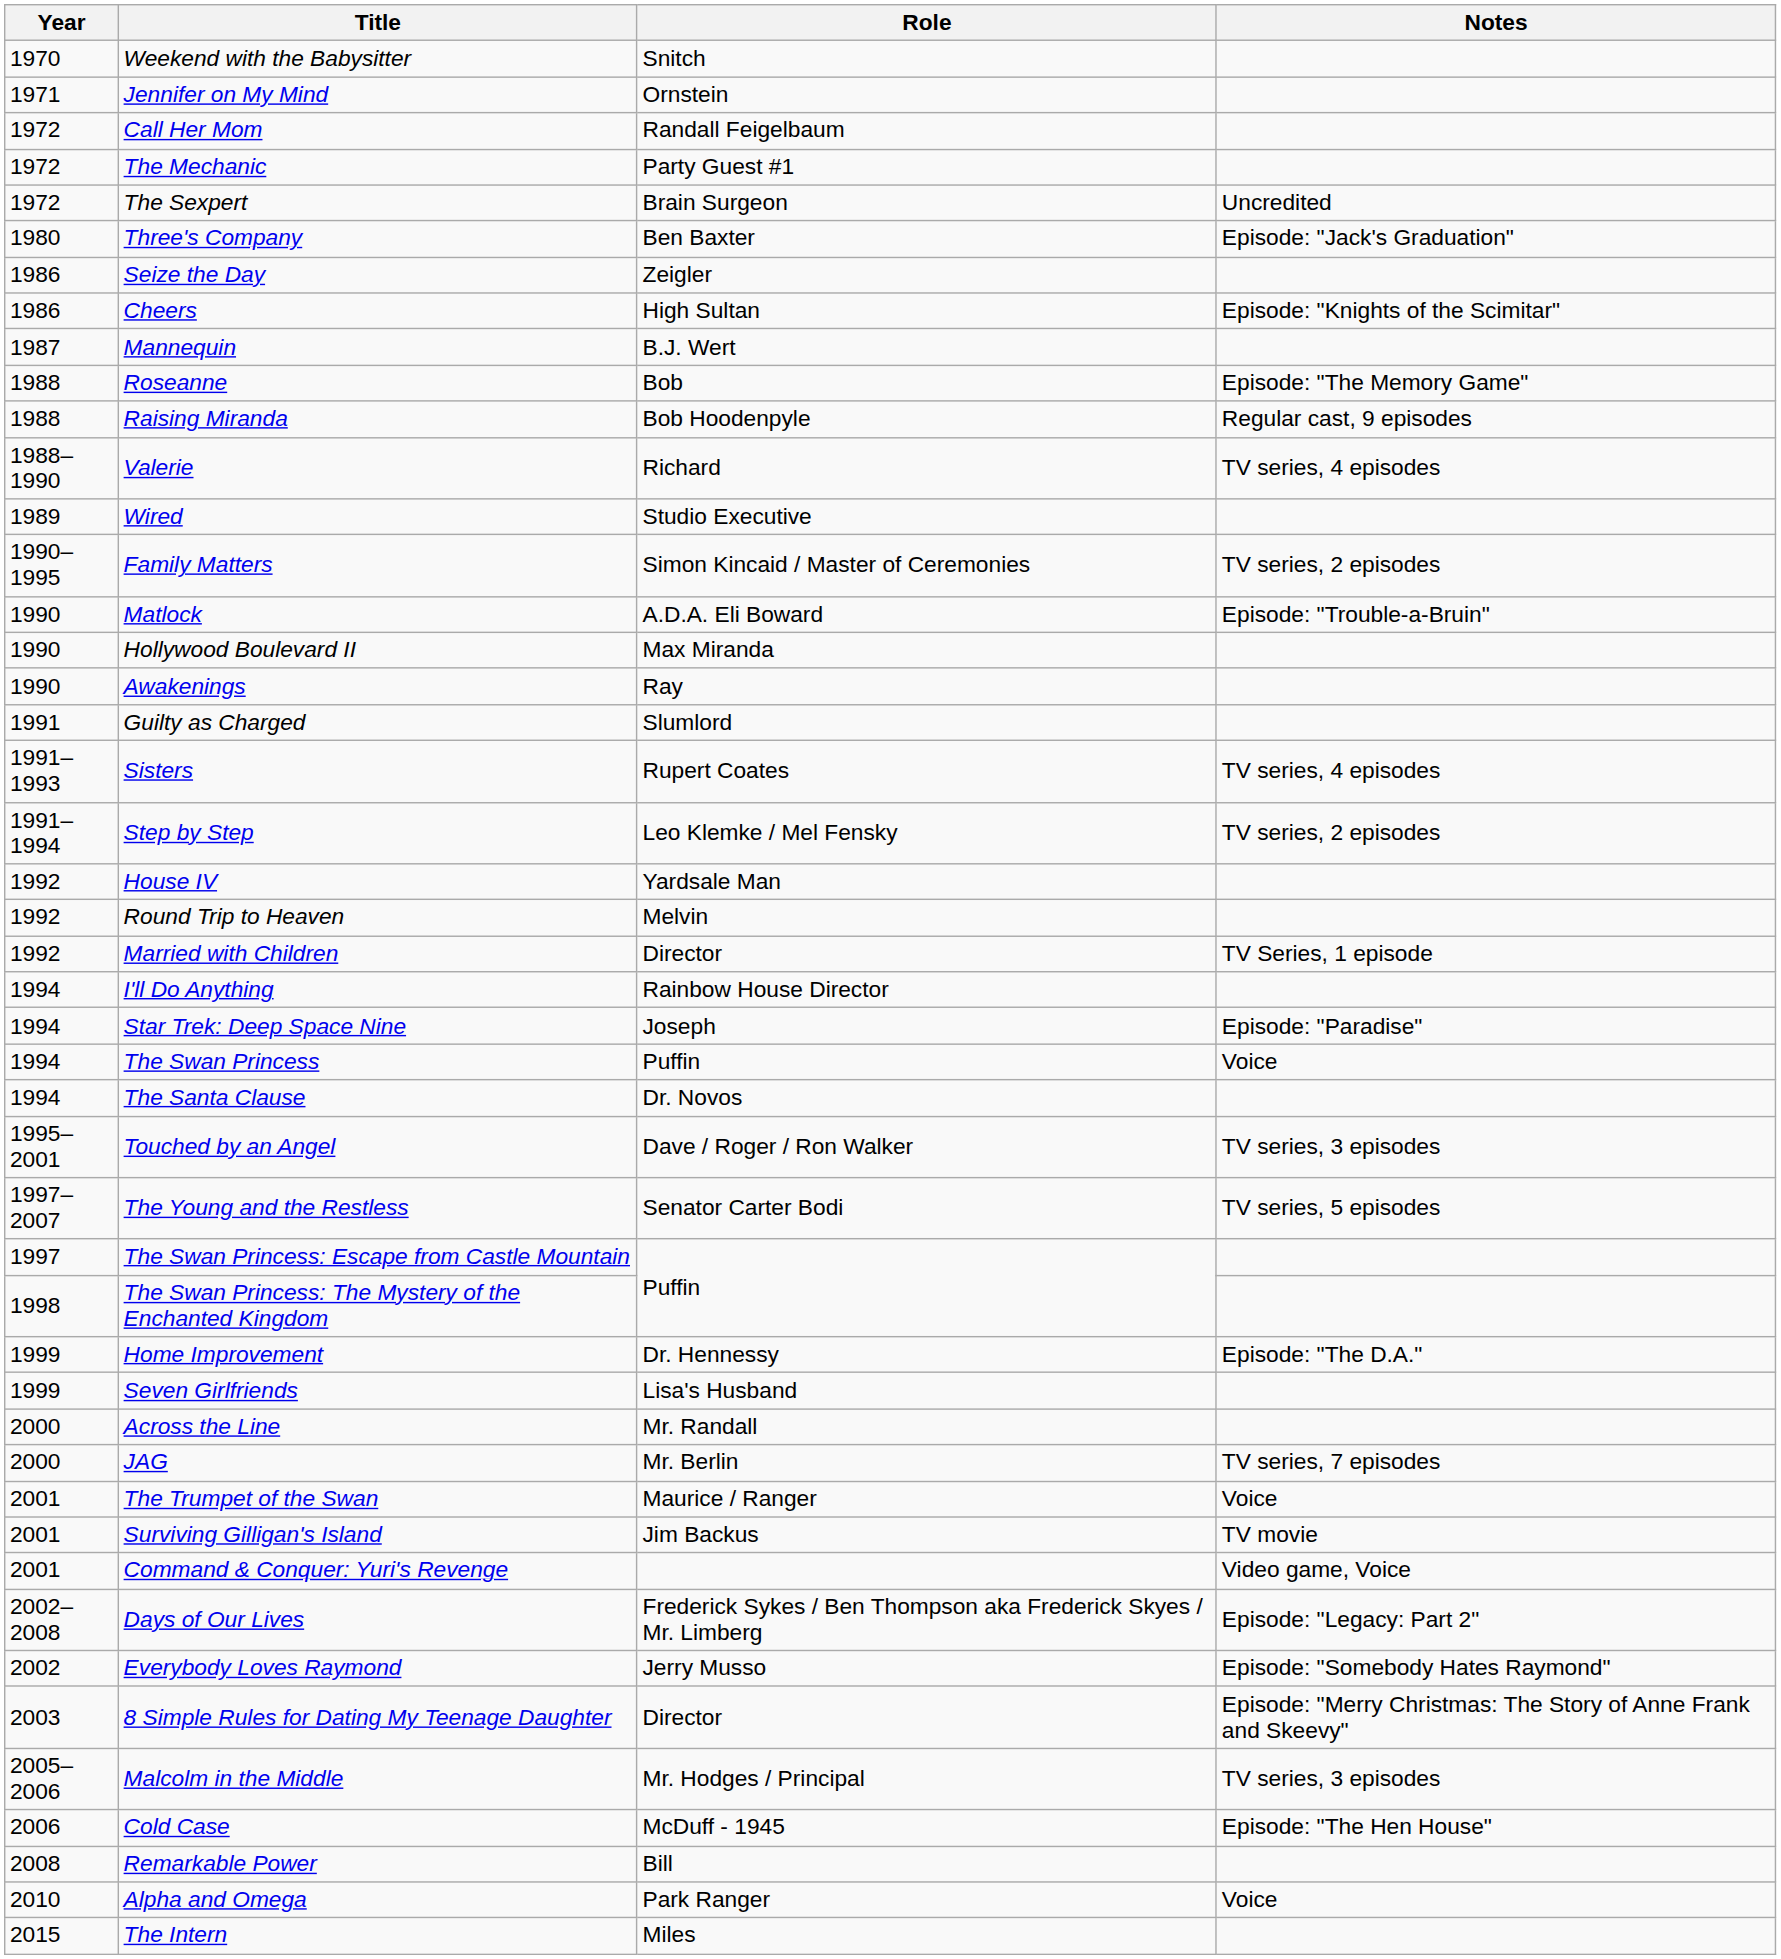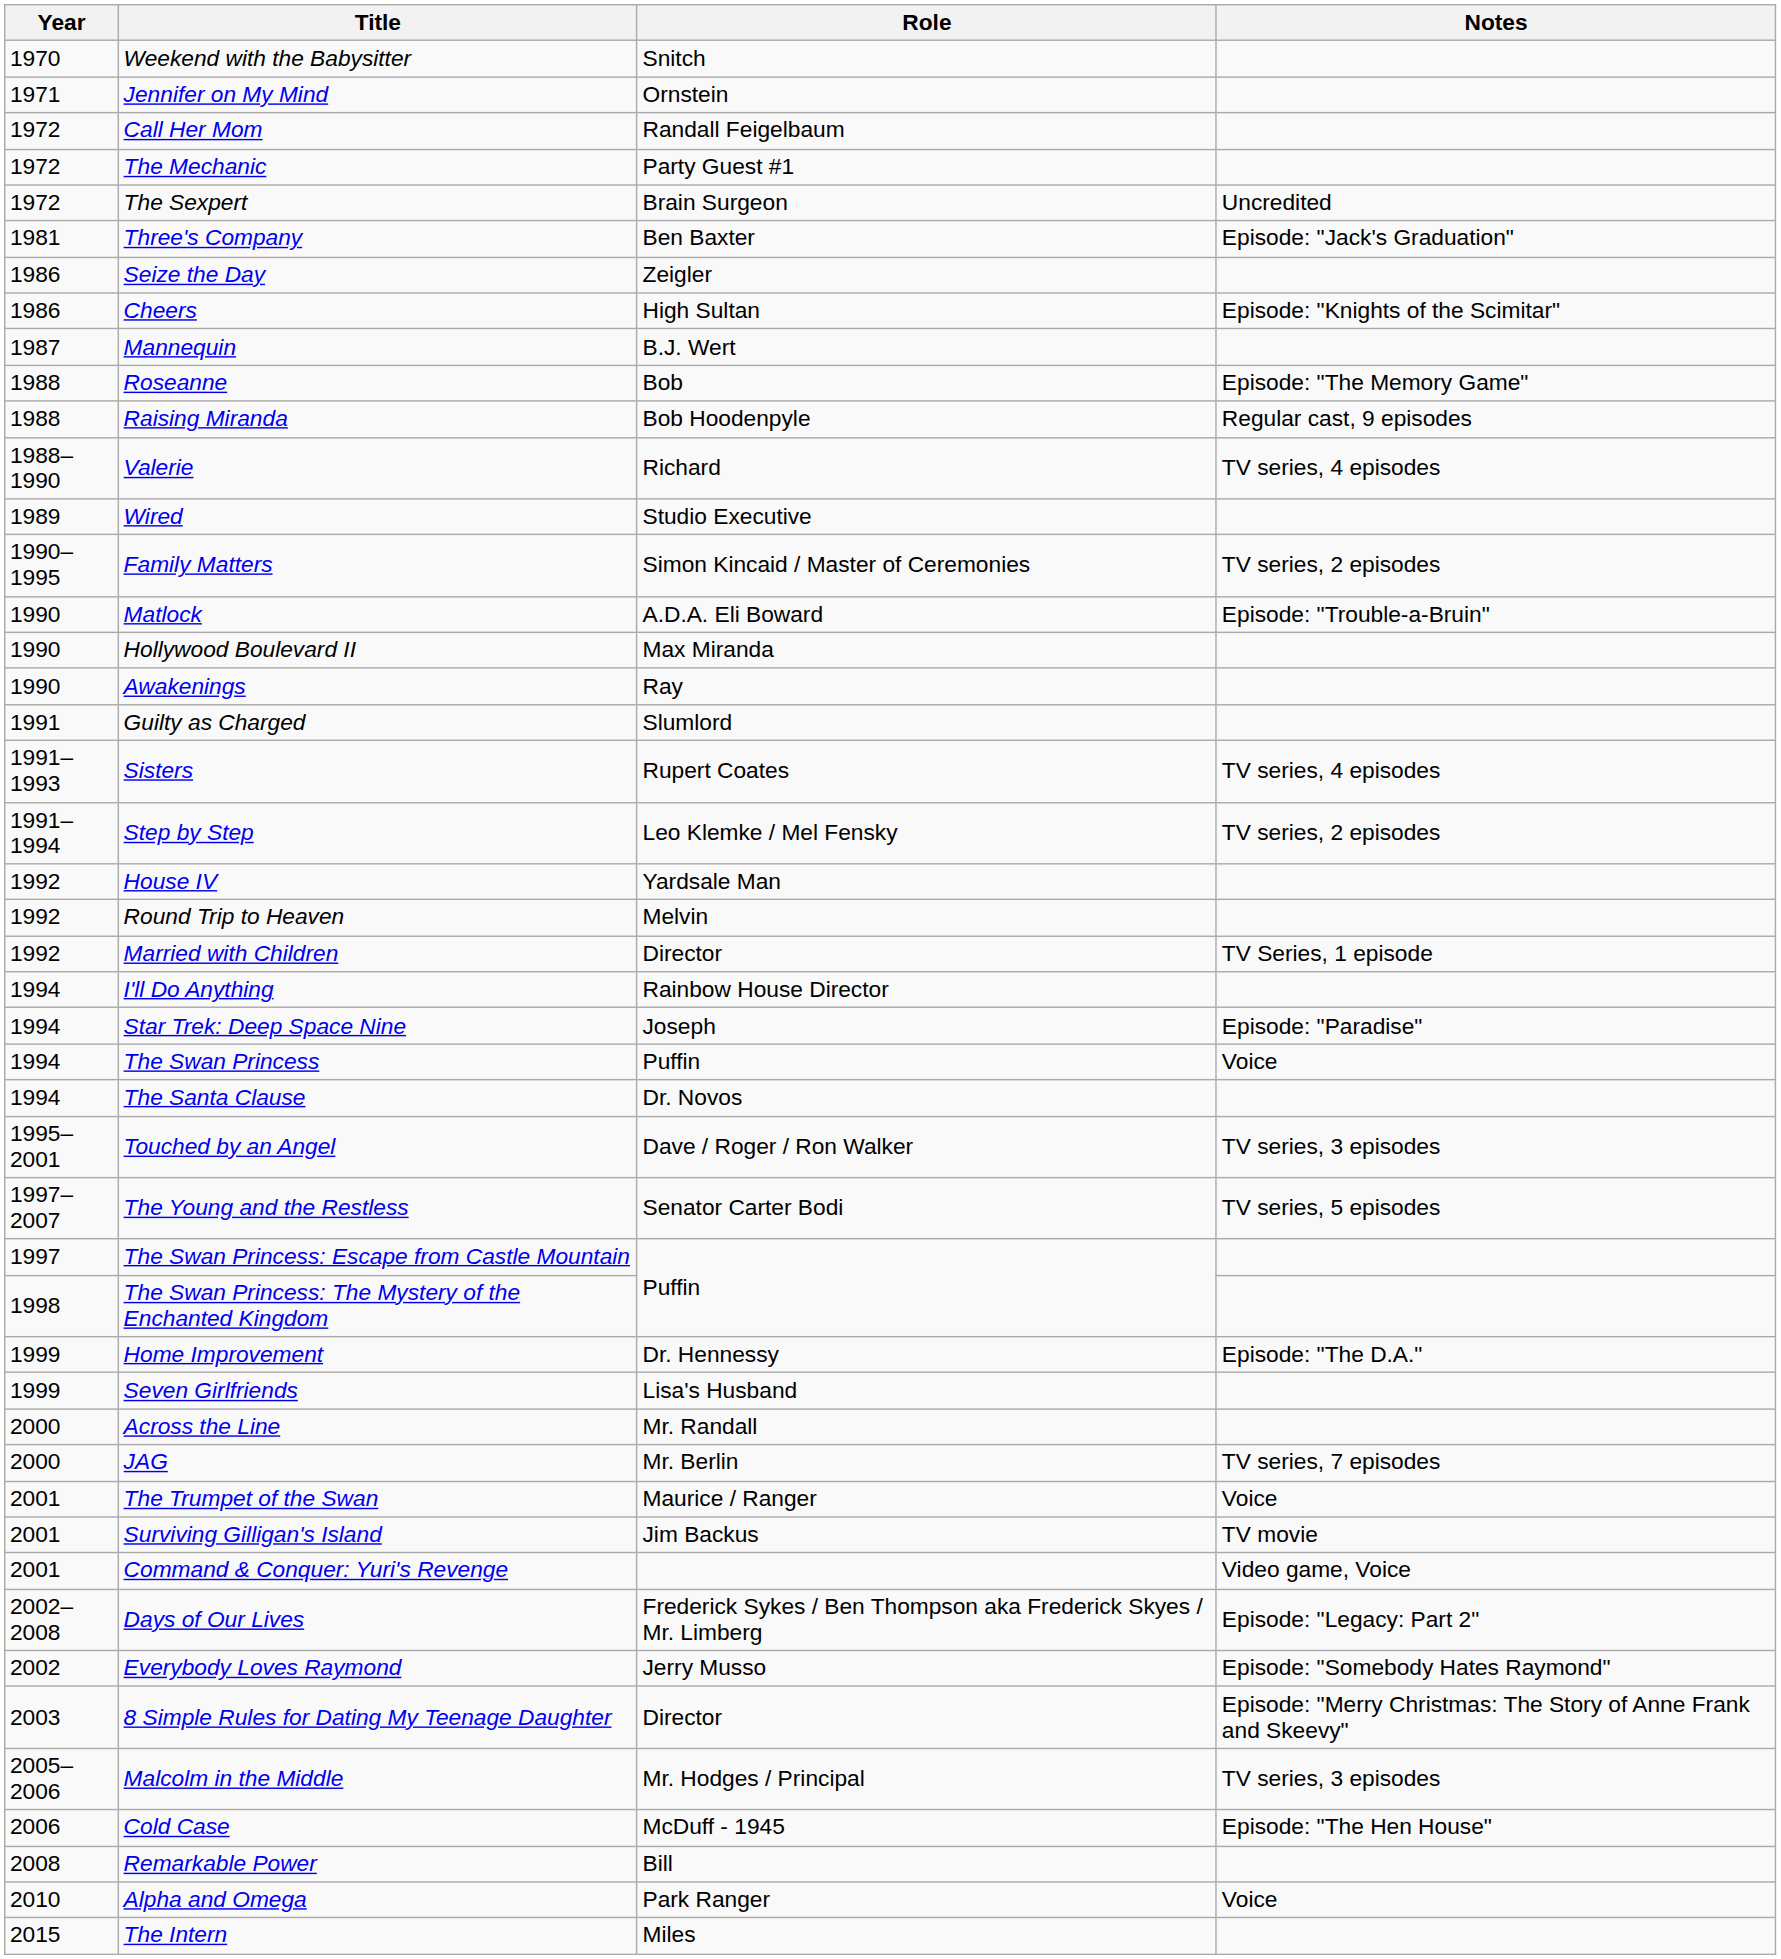(35, 238) 1980 -> (35, 238) 1981
